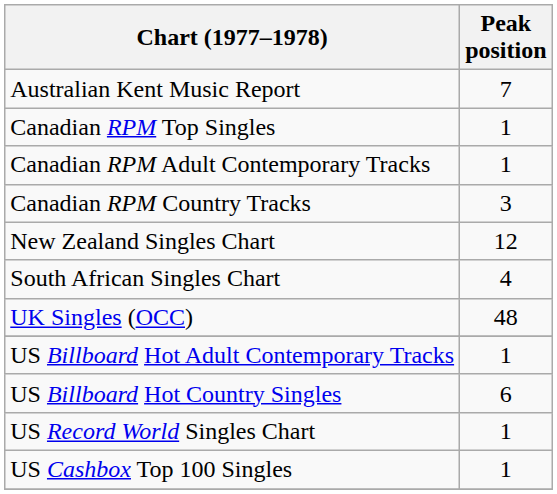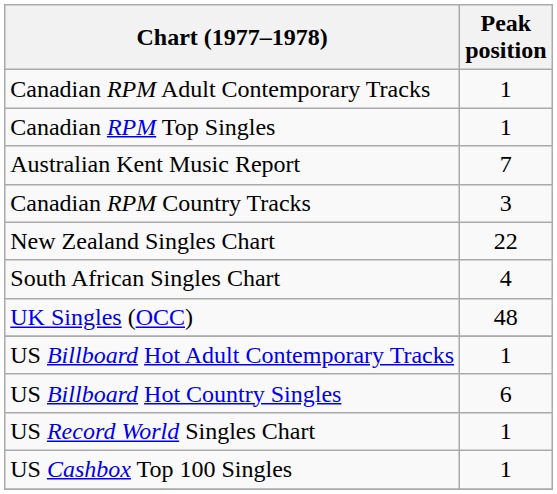rows swapped: (155, 88) <-> (220, 164)
(506, 240) 12 -> (506, 240) 22
